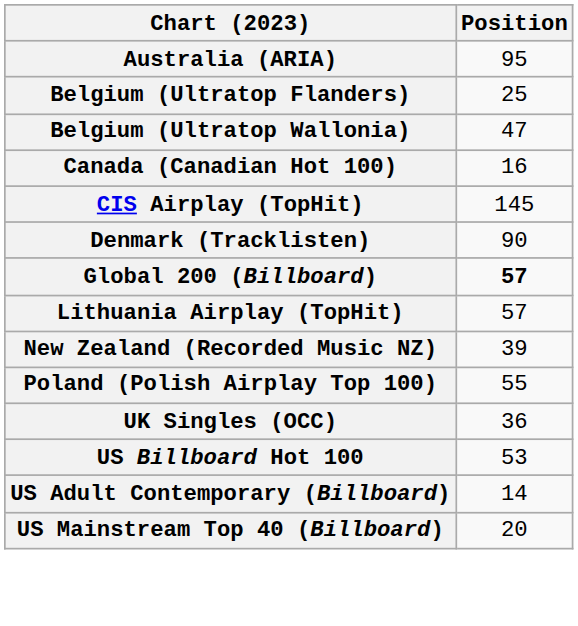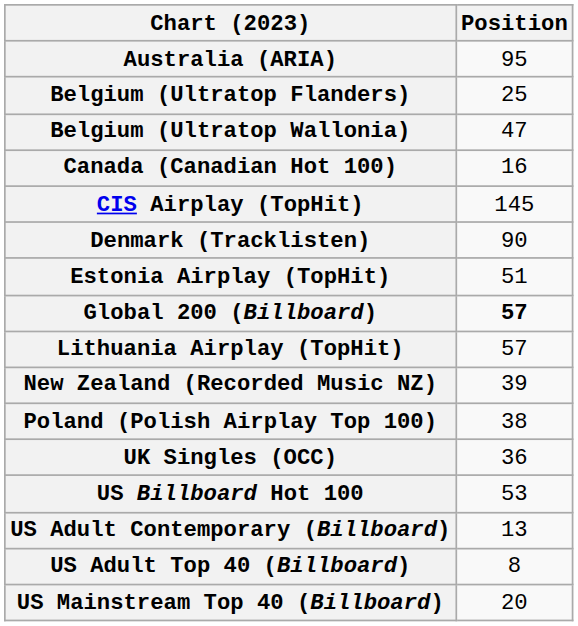+ row: (230, 277)
(514, 385) 55 -> (514, 422) 38
(514, 494) 14 -> (514, 530) 13
+ row: (230, 566)
